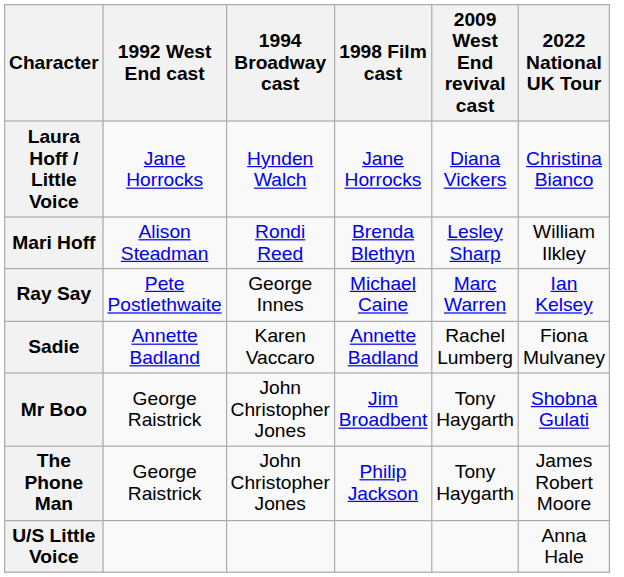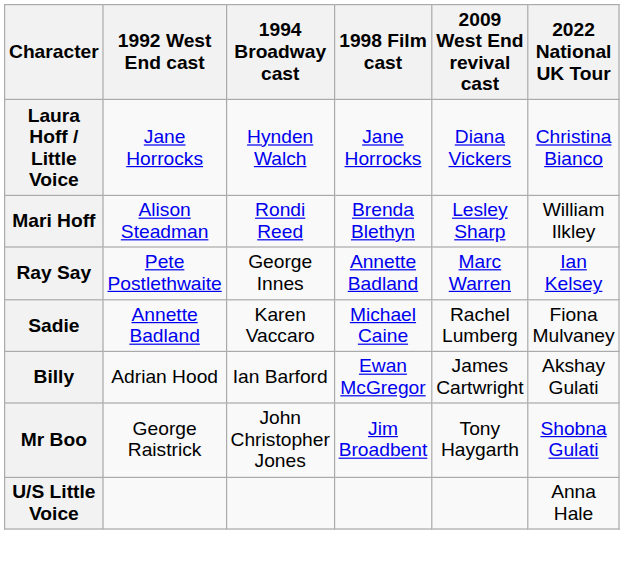(383, 294) Michael Caine -> (383, 273) Annette Badland
(383, 346) Annette Badland -> (383, 325) Michael Caine
+ row: (54, 377)
- row: (54, 483)
